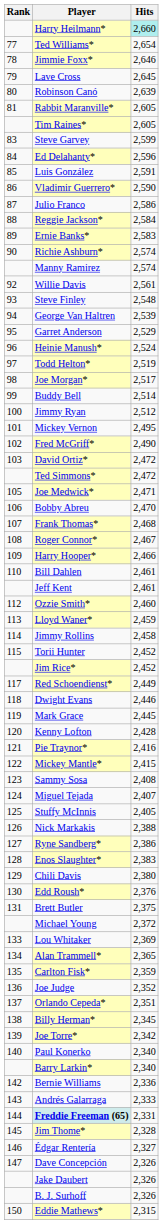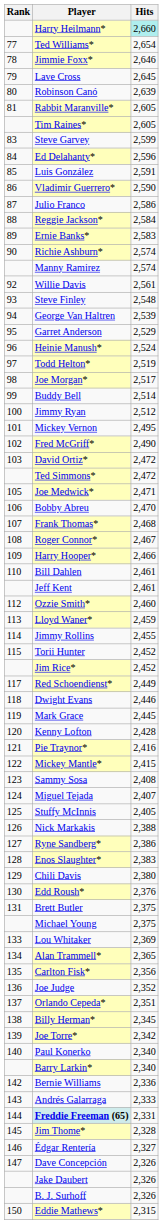(144, 636) 2,458 -> (144, 636) 2,455
(144, 923) 2,372 -> (144, 923) 2,375
(144, 971) 2,359 -> (144, 971) 2,356
